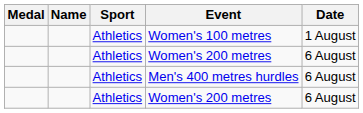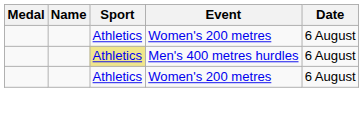- row: (26, 36)
(117, 77) no background -> (117, 57) khaki background
